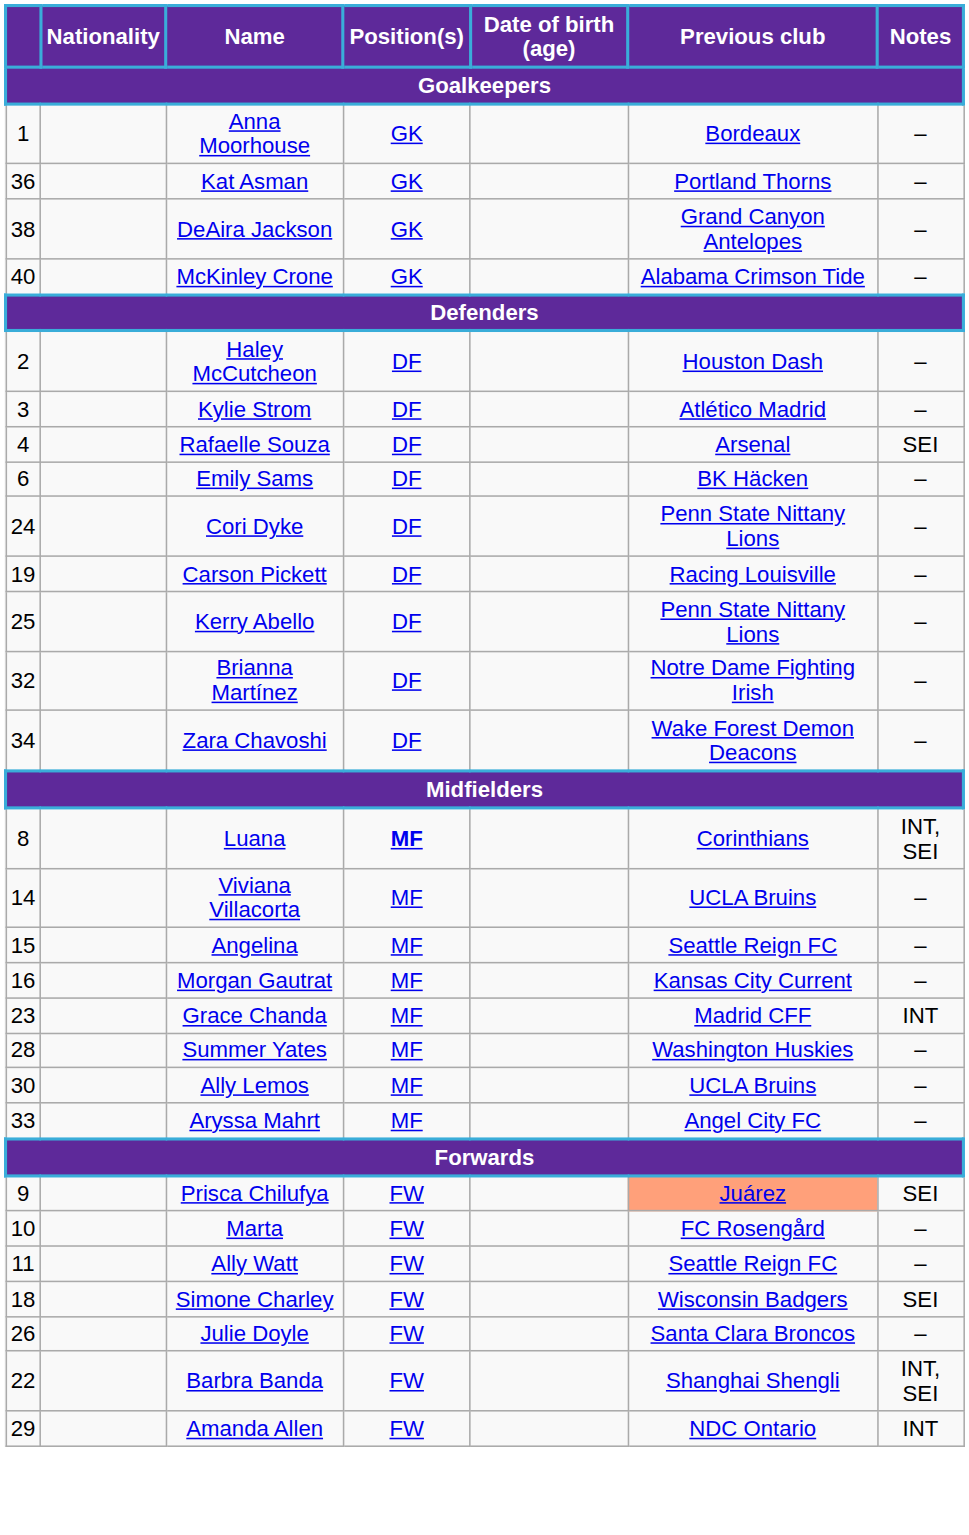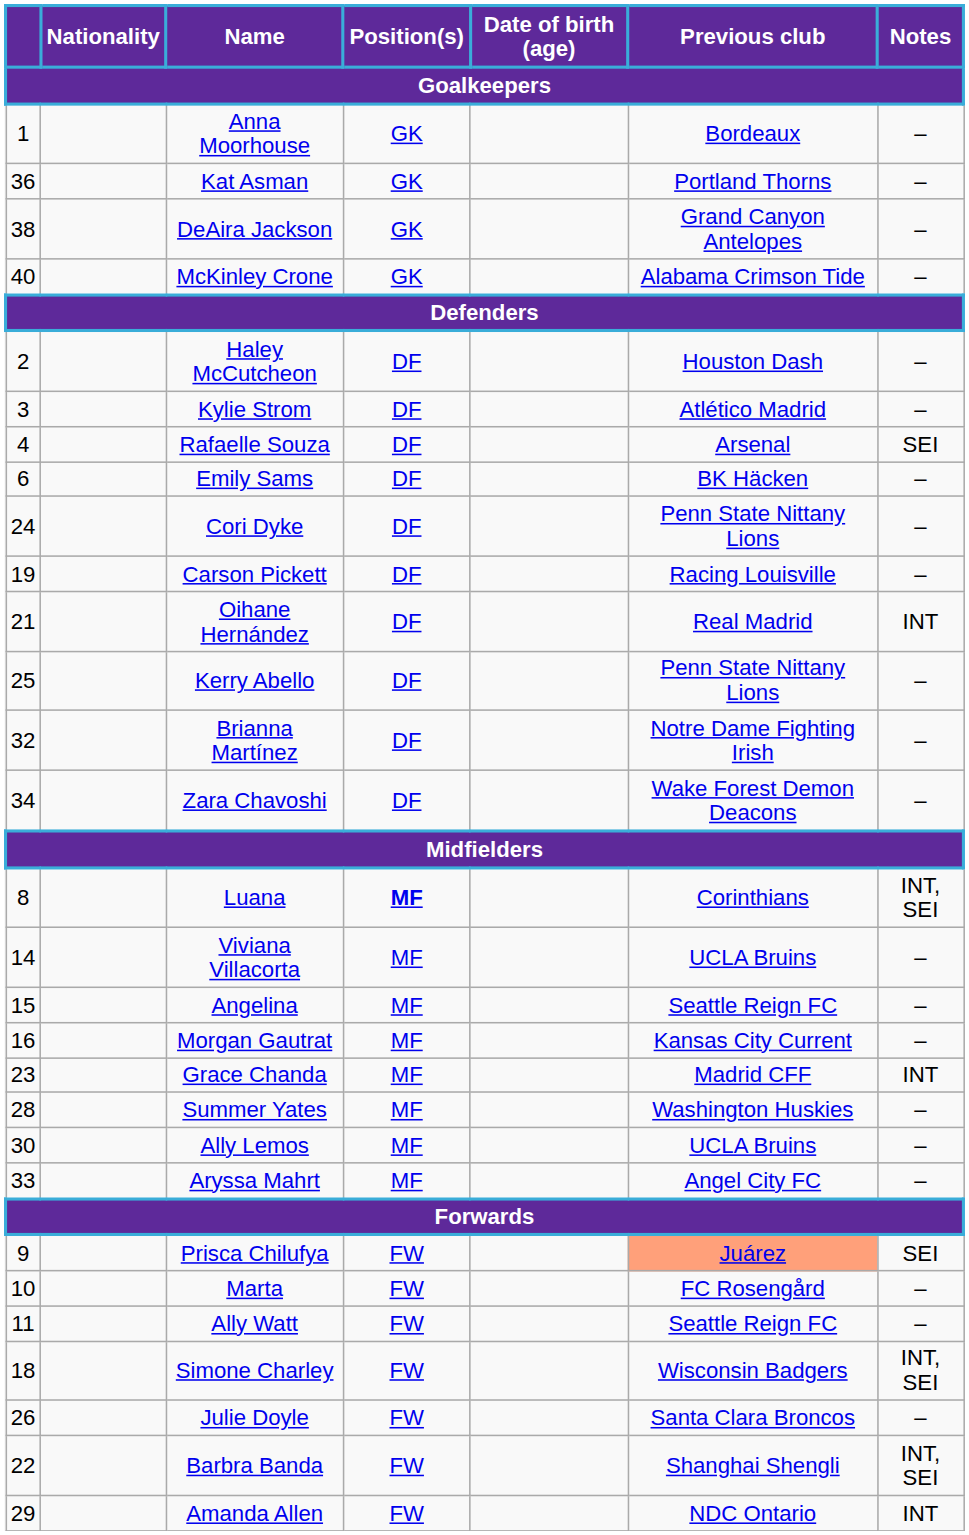+ row: (255, 621)
(920, 1299) SEI -> (920, 1371) INT, SEI
